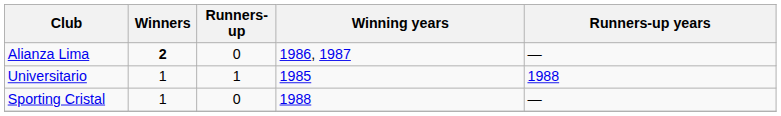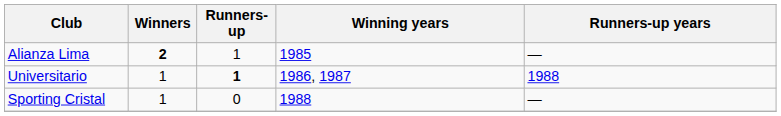(237, 54) 0 -> (237, 54) 1
(315, 54) 1986, 1987 -> (295, 54) 1985
(237, 76) normal -> (237, 76) bold
(295, 76) 1985 -> (315, 76) 1986, 1987
